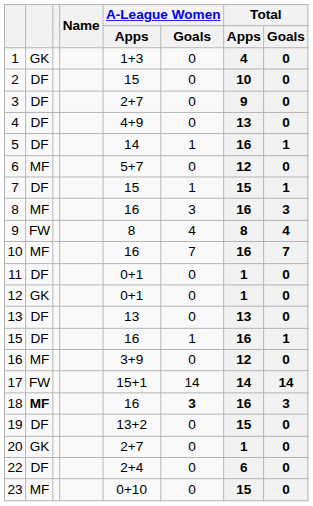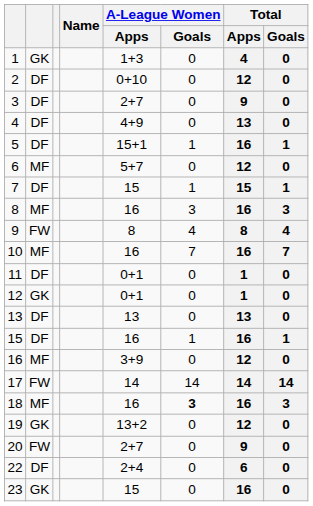(132, 79) 15 -> (132, 79) 0+10
(244, 79) 10 -> (244, 79) 12
(132, 144) 14 -> (132, 144) 15+1
(132, 381) 15+1 -> (132, 381) 14
(40, 403) bold -> (40, 403) normal
(40, 425) DF -> (40, 425) GK
(244, 425) 15 -> (244, 425) 12
(40, 446) GK -> (40, 446) FW
(244, 446) 1 -> (244, 446) 9
(40, 489) MF -> (40, 489) GK
(132, 489) 0+10 -> (132, 489) 15
(244, 489) 15 -> (244, 489) 16
